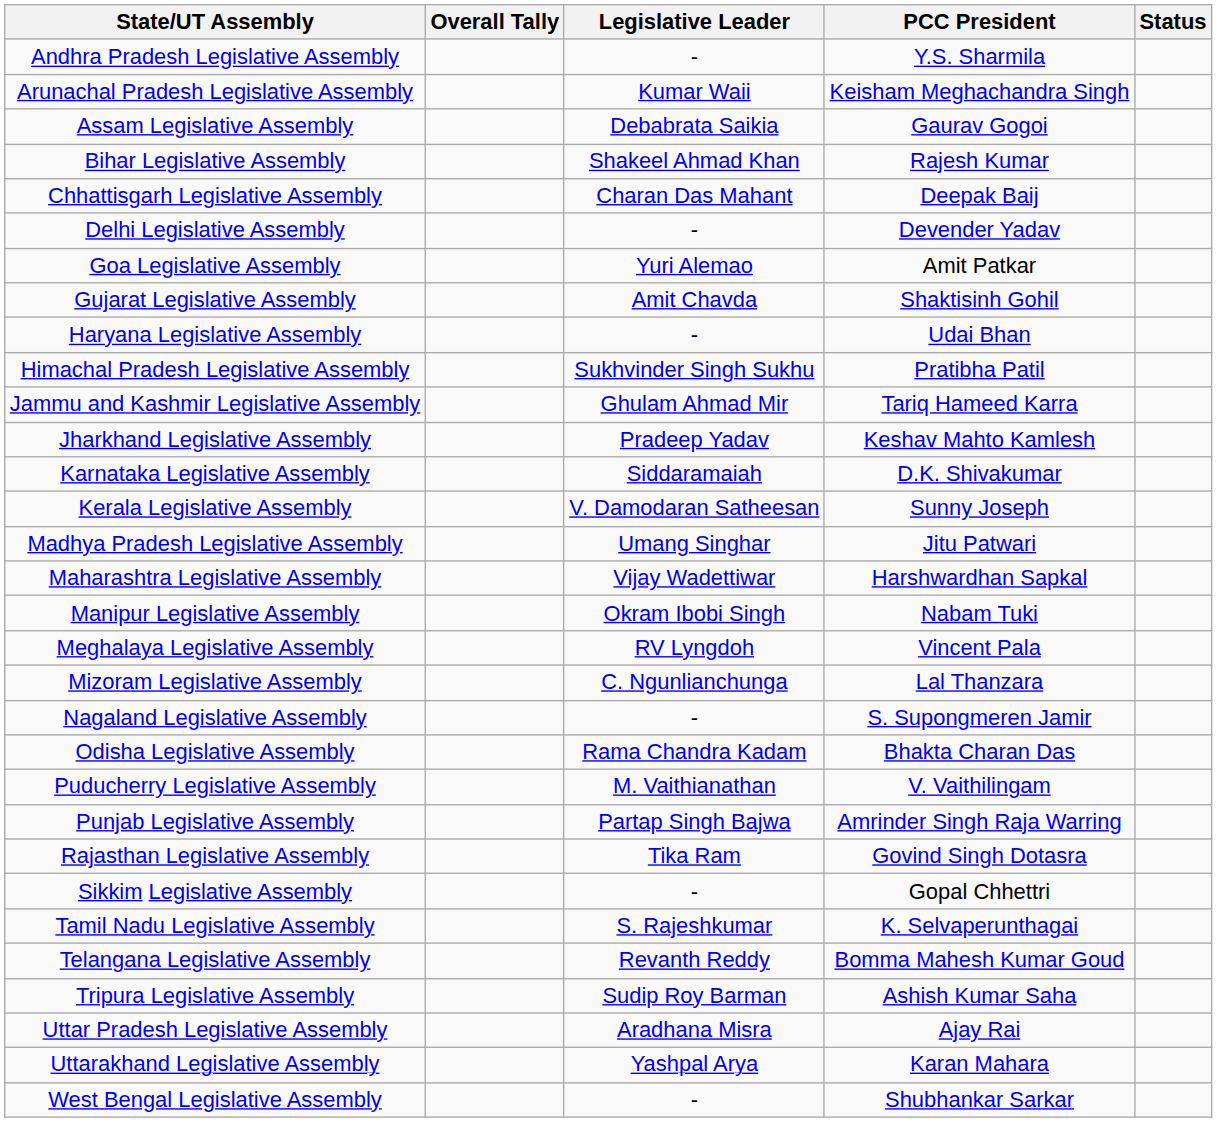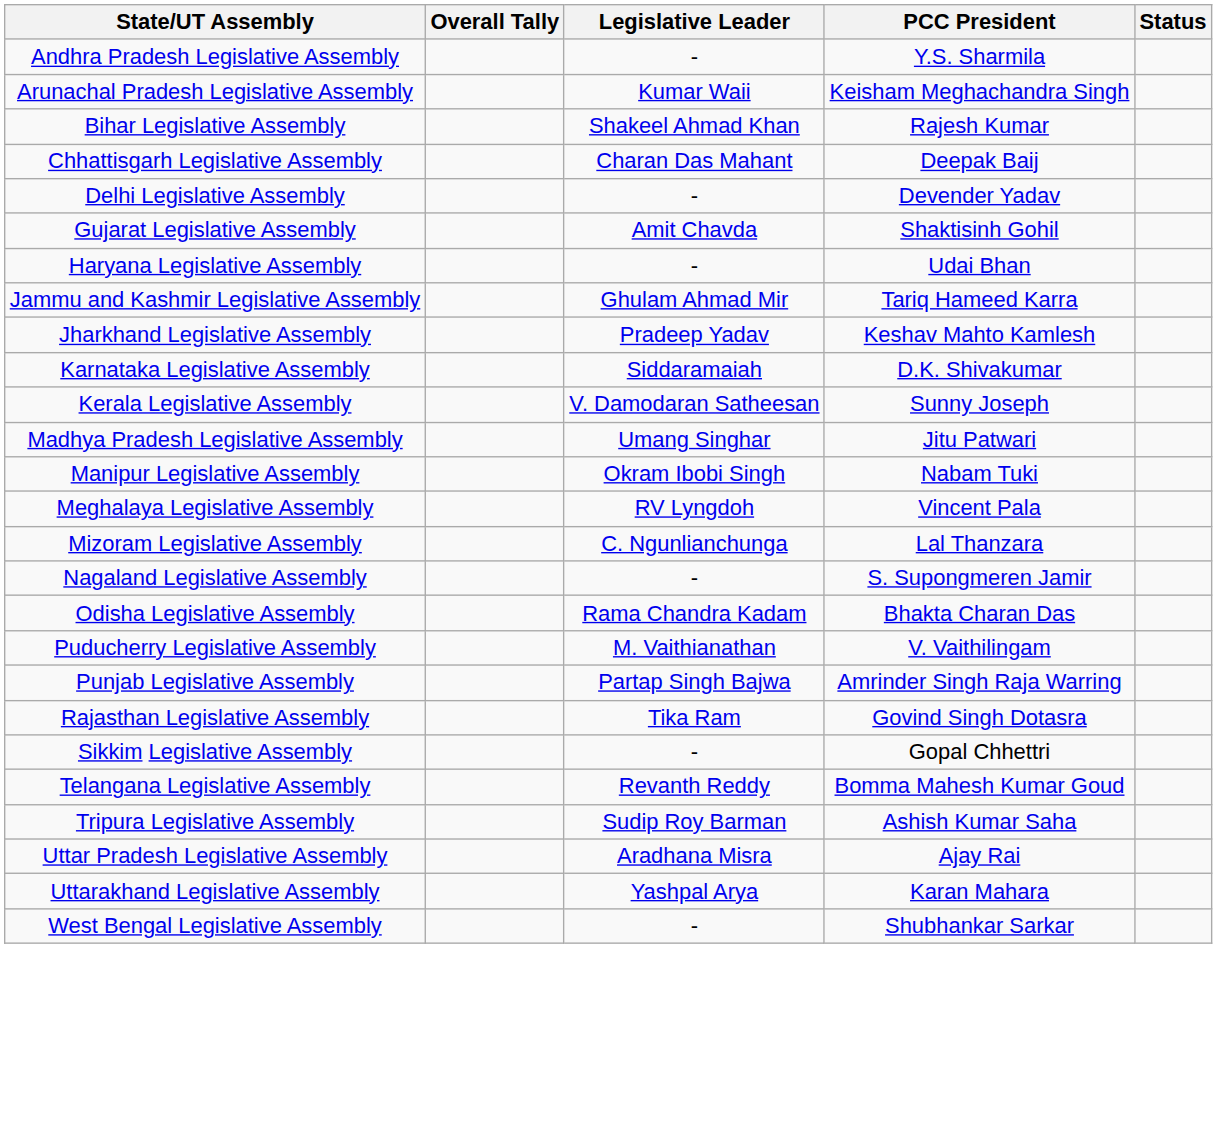- row: (215, 126)
- row: (215, 265)
- row: (215, 369)
- row: (215, 578)
- row: (215, 925)
